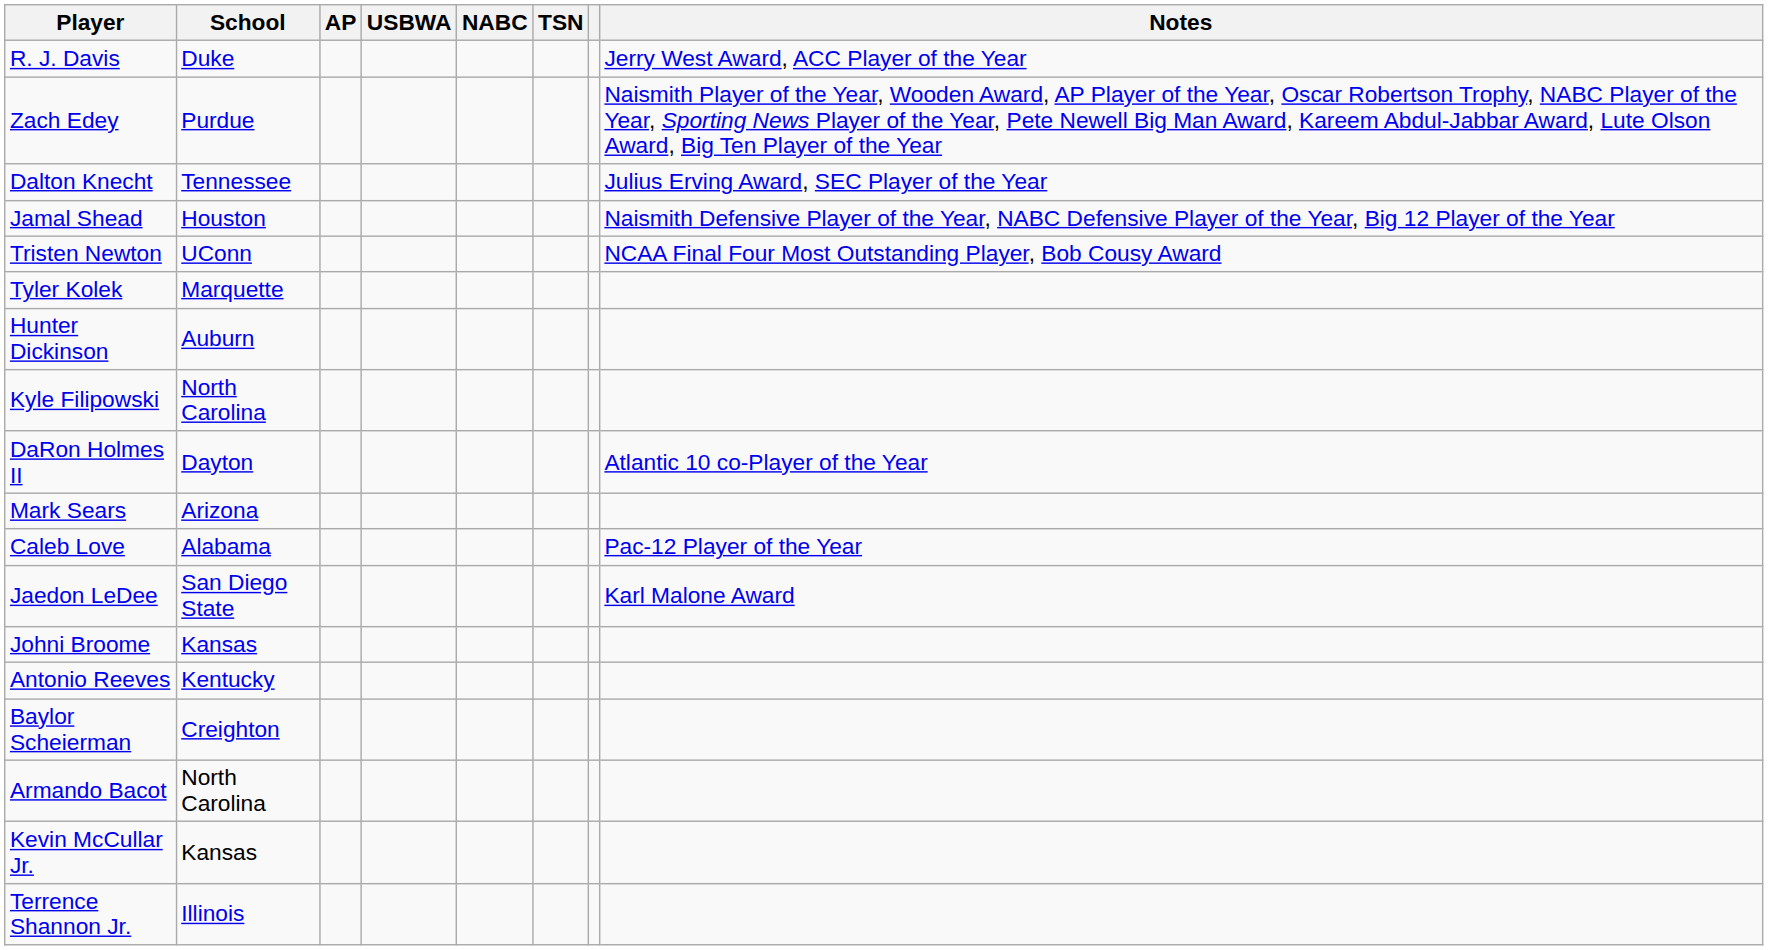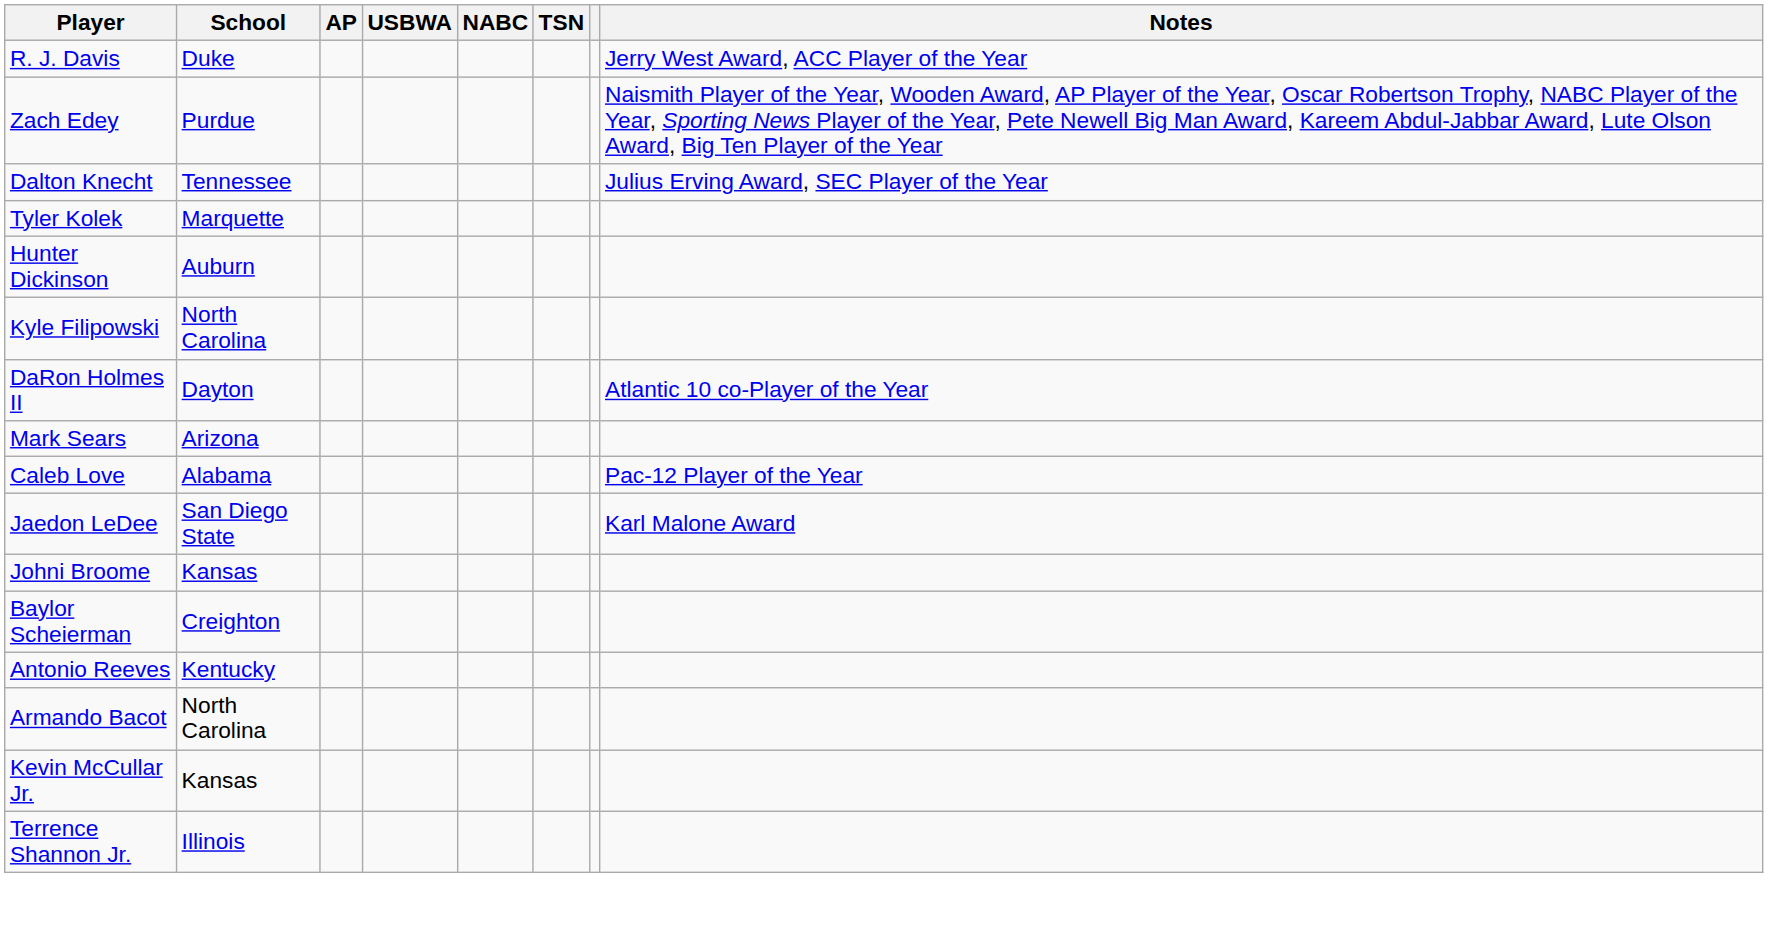- row: (76, 217)
- row: (86, 253)
rows swapped: (71, 729) <-> (90, 680)
